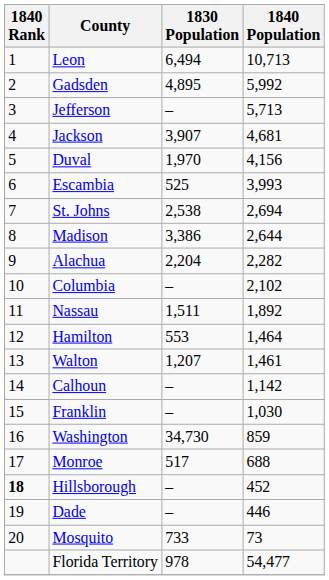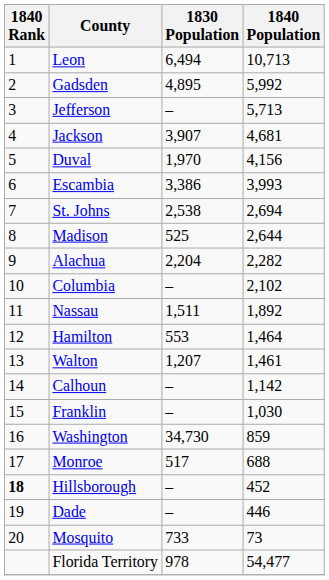(177, 185) 525 -> (183, 185) 3,386
(183, 235) 3,386 -> (177, 235) 525
